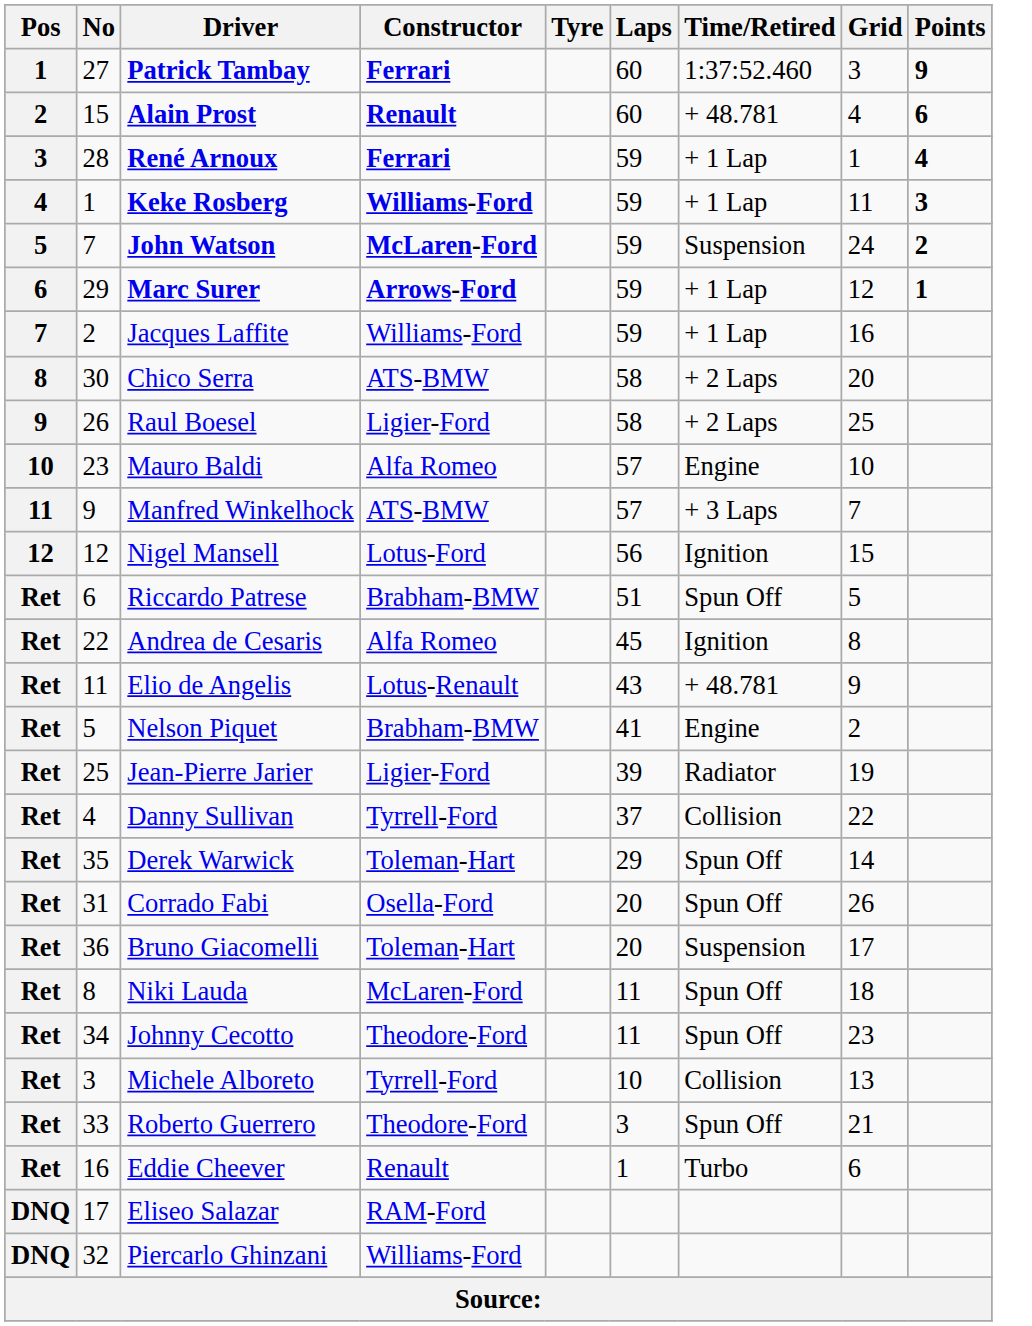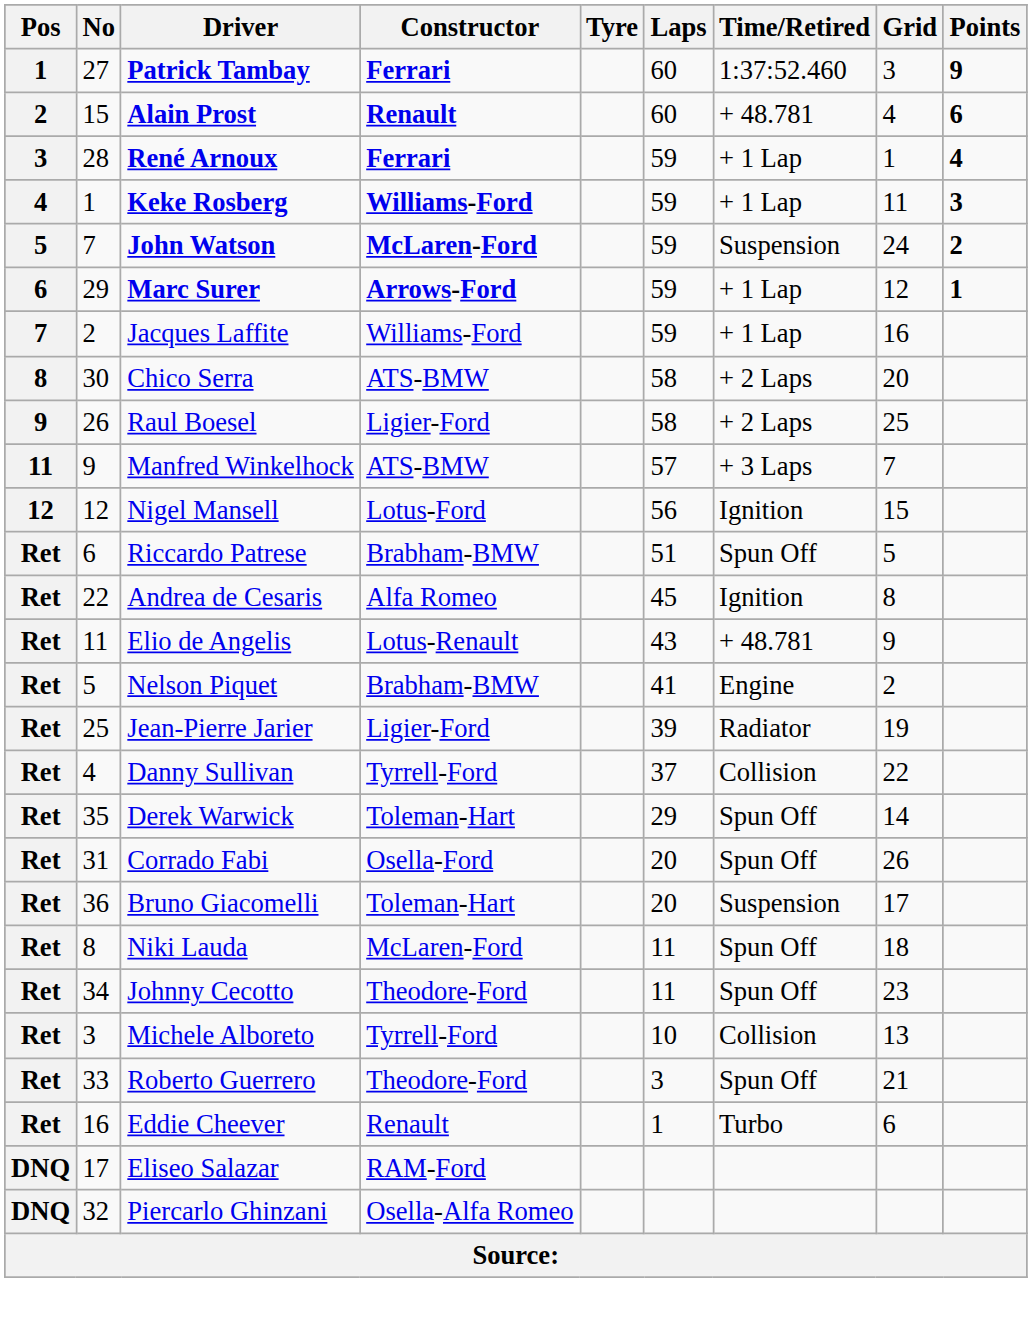- row: (195, 465)
(444, 1254) Williams-Ford -> (470, 1210) Osella-Alfa Romeo
